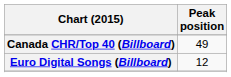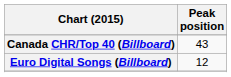(202, 44) 49 -> (202, 44) 43
